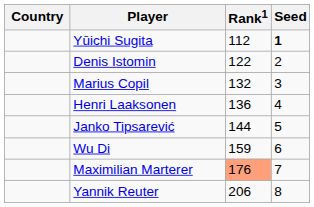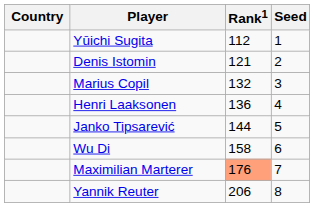(278, 40) bold -> (278, 40) normal
(240, 62) 122 -> (240, 62) 121
(240, 148) 159 -> (240, 148) 158
